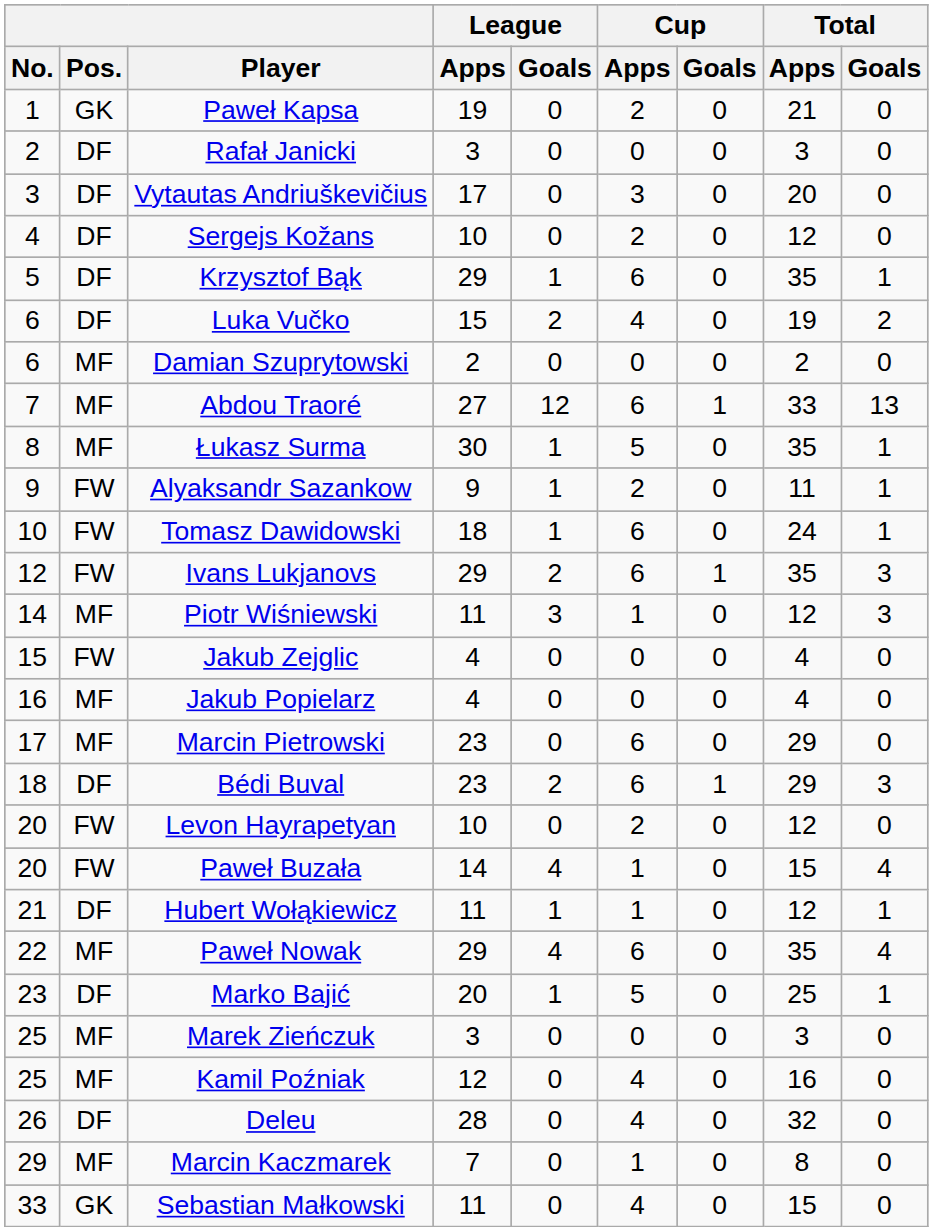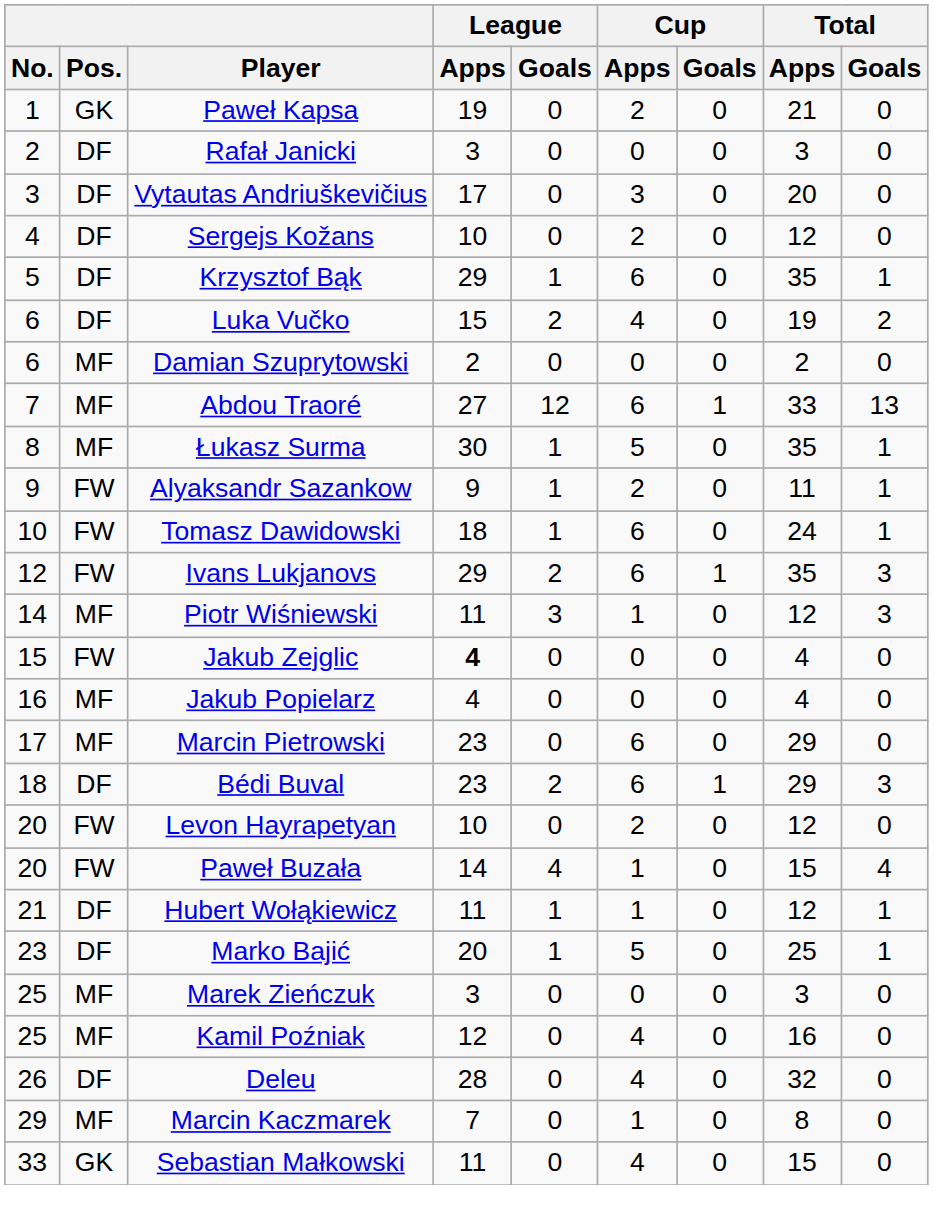(473, 657) normal -> (473, 657) bold
- row: (281, 952)
